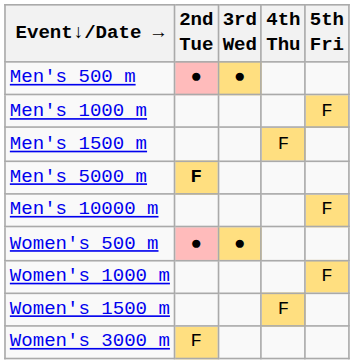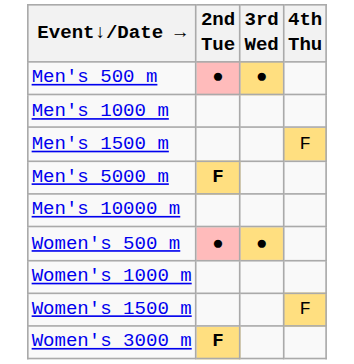- column: (327, 33)
(196, 342) normal -> (218, 342) bold
